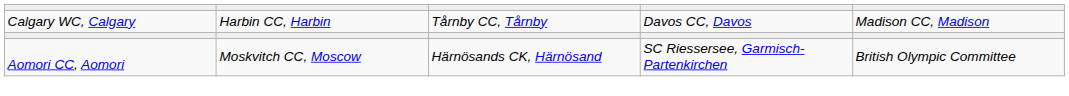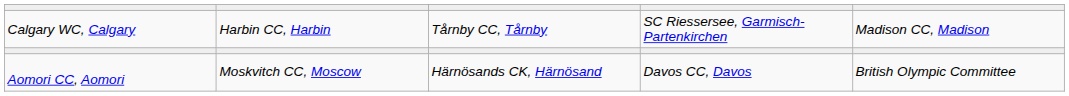(698, 21) Davos CC, Davos -> (724, 29) SC Riessersee, Garmisch-Partenkirchen
(724, 57) SC Riessersee, Garmisch-Partenkirchen -> (698, 72) Davos CC, Davos
